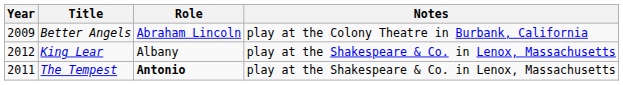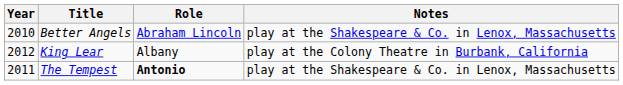(21, 33) 2009 -> (21, 33) 2010
(417, 33) play at the Colony Theatre in Burbank, California -> (431, 33) play at the Shakespeare & Co. in Lenox, Massachusetts
(431, 52) play at the Shakespeare & Co. in Lenox, Massachusetts -> (417, 52) play at the Colony Theatre in Burbank, California
